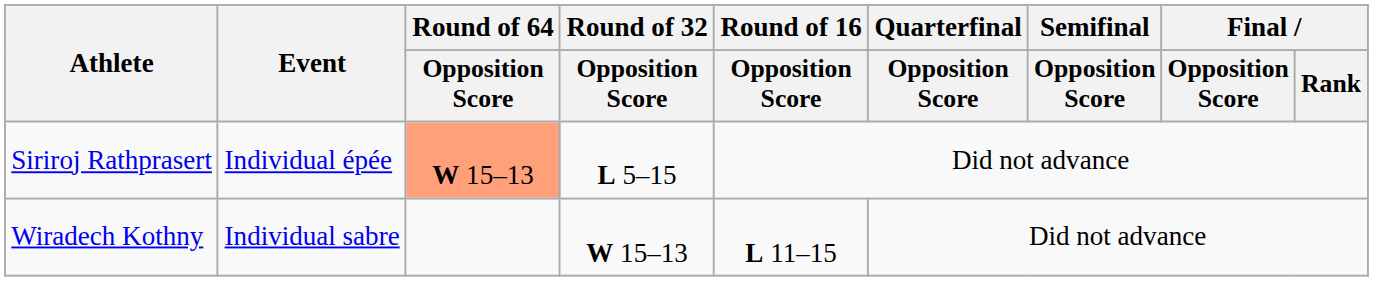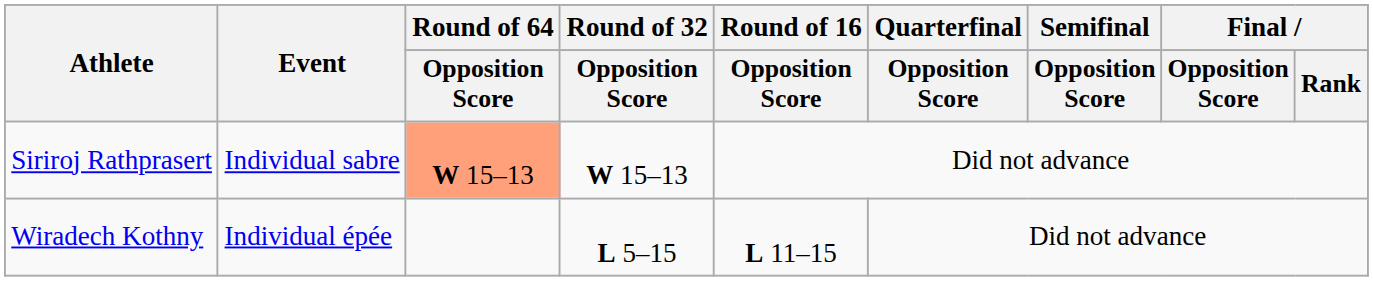(308, 160) Individual épée -> (312, 160) Individual sabre
(637, 176) L 5–15 -> (637, 176) W 15–13
(312, 236) Individual sabre -> (308, 236) Individual épée
(637, 252) W 15–13 -> (637, 252) L 5–15
